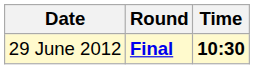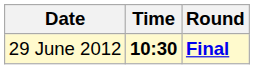columns swapped: (221, 19) <-> (159, 19)
